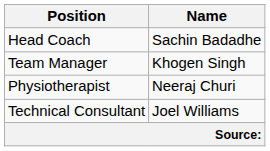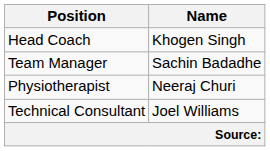(207, 39) Sachin Badadhe -> (199, 39) Khogen Singh
(199, 63) Khogen Singh -> (207, 63) Sachin Badadhe
